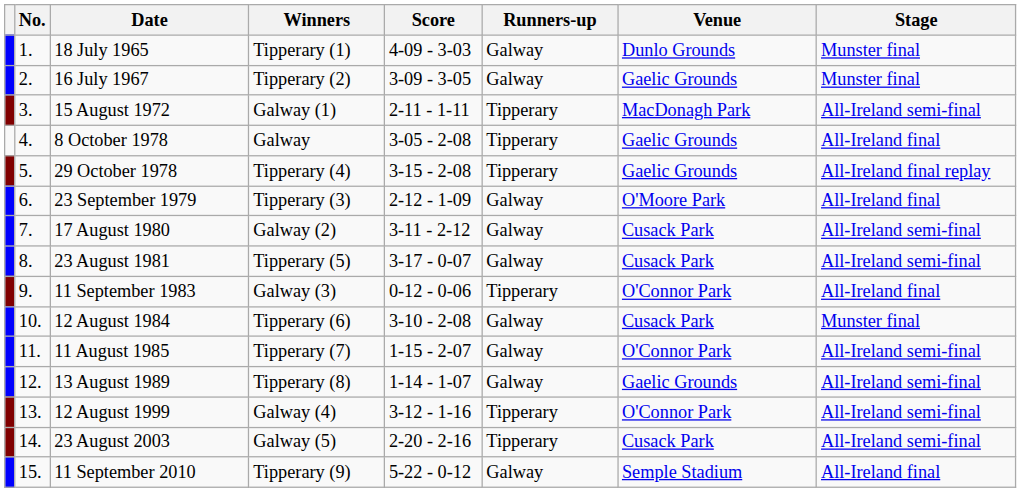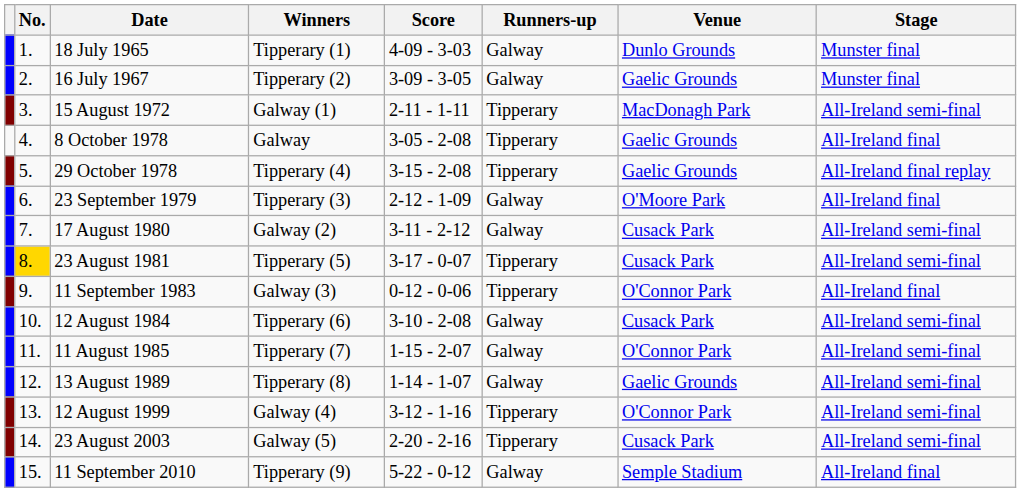(26, 261) no background -> (26, 261) gold background
(515, 261) Galway -> (522, 261) Tipperary
(870, 321) Munster final -> (901, 321) All-Ireland semi-final
